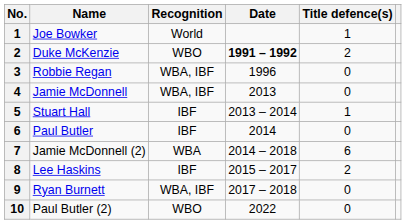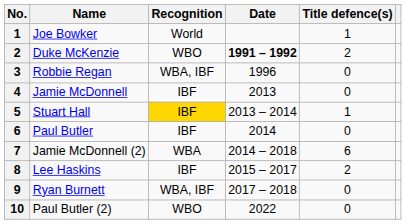(187, 92) WBA, IBF -> (187, 92) IBF
(187, 111) no background -> (187, 111) gold background
